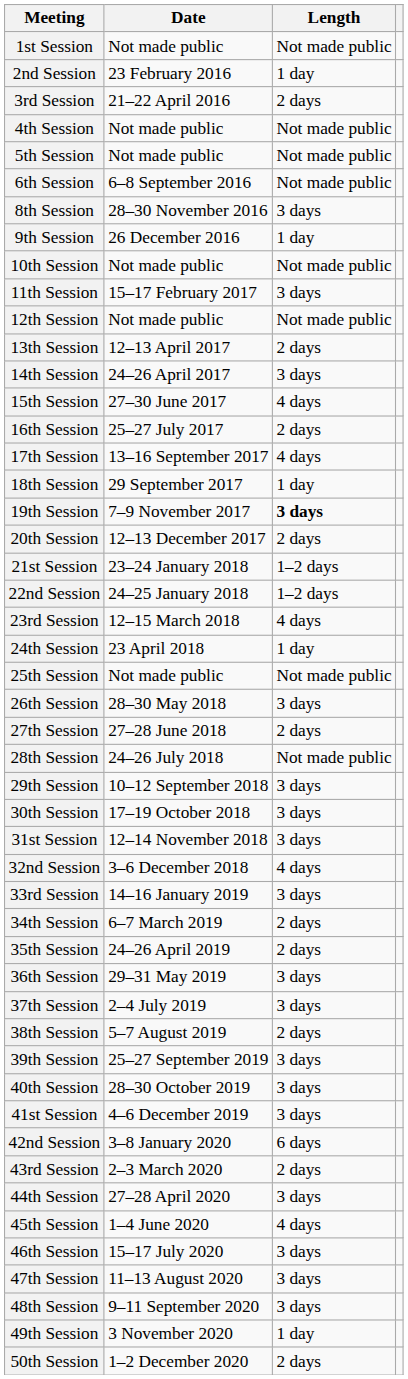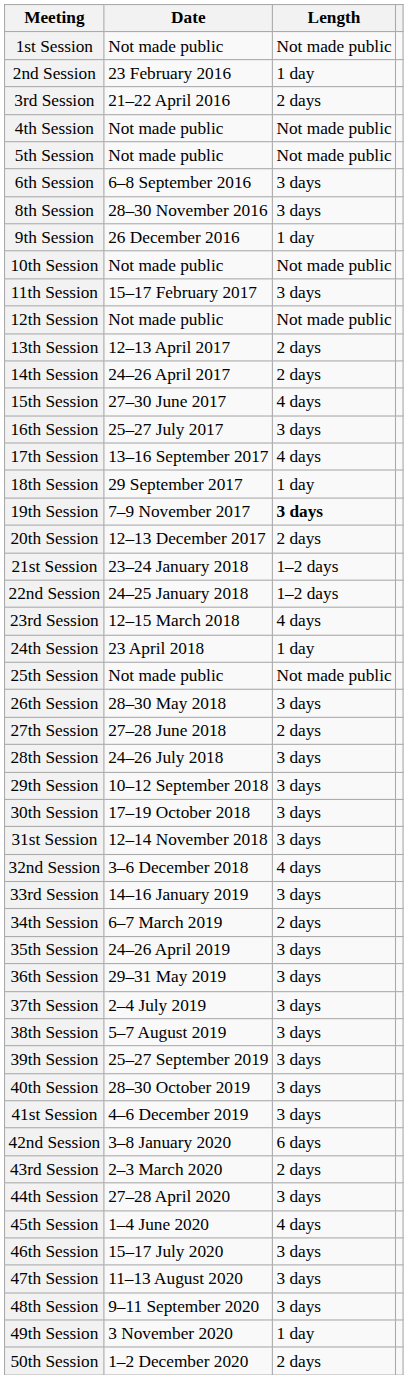(334, 182) Not made public -> (299, 182) 3 days
(299, 374) 3 days -> (299, 374) 2 days
(299, 429) 2 days -> (299, 429) 3 days
(334, 758) Not made public -> (299, 758) 3 days
(299, 949) 2 days -> (299, 949) 3 days
(299, 1032) 2 days -> (299, 1032) 3 days
